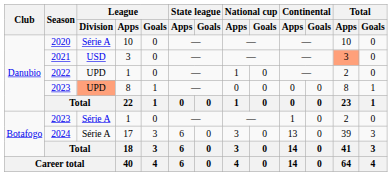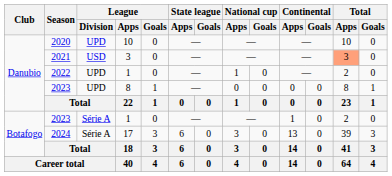(96, 42) Série A -> (96, 42) UPD
(96, 88) lightsalmon background -> (96, 88) no background
